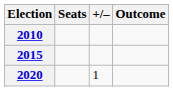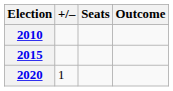columns swapped: (72, 14) <-> (101, 14)
